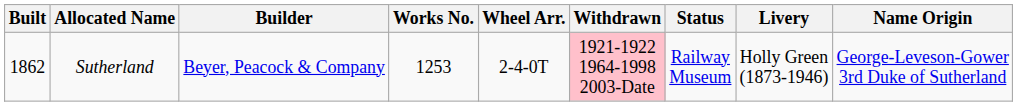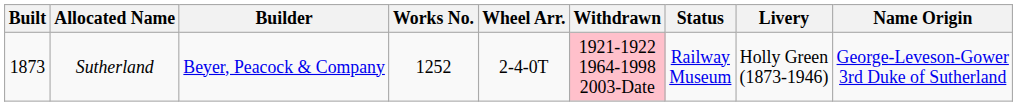(27, 66) 1862 -> (27, 66) 1873
(434, 66) 1253 -> (434, 66) 1252
